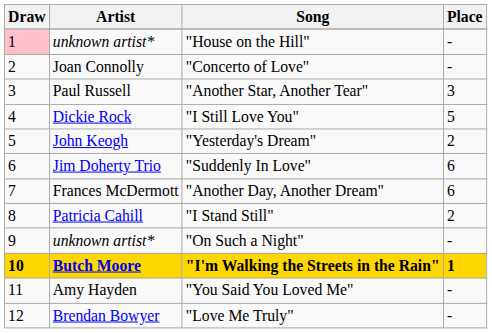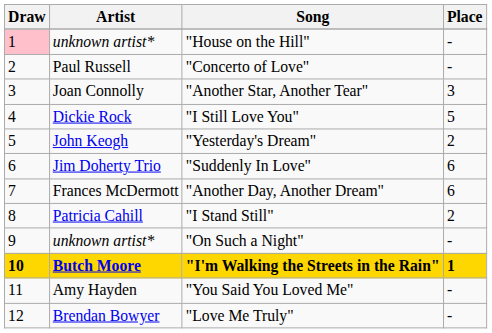(98, 66) Joan Connolly -> (92, 66) Paul Russell
(92, 91) Paul Russell -> (98, 91) Joan Connolly
